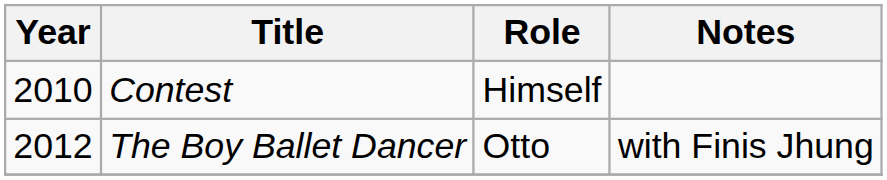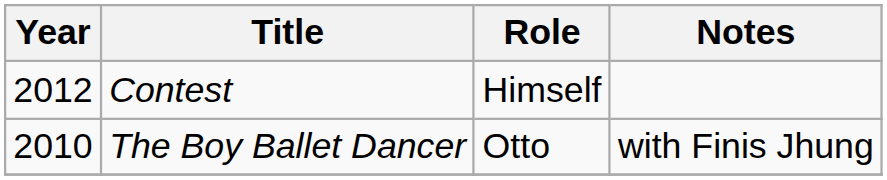(53, 89) 2010 -> (53, 89) 2012
(53, 145) 2012 -> (53, 145) 2010
